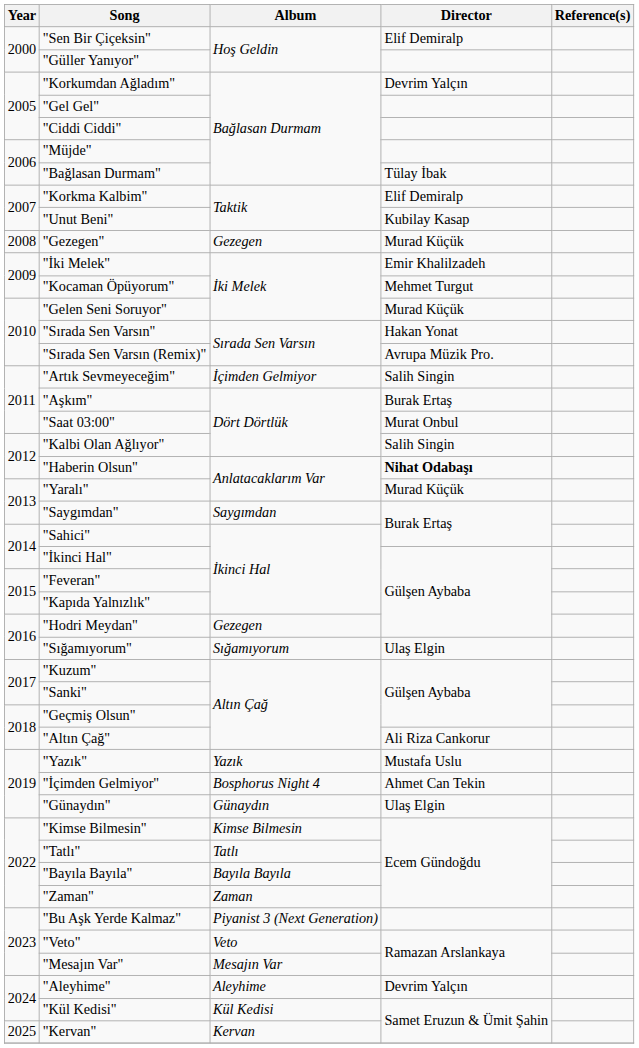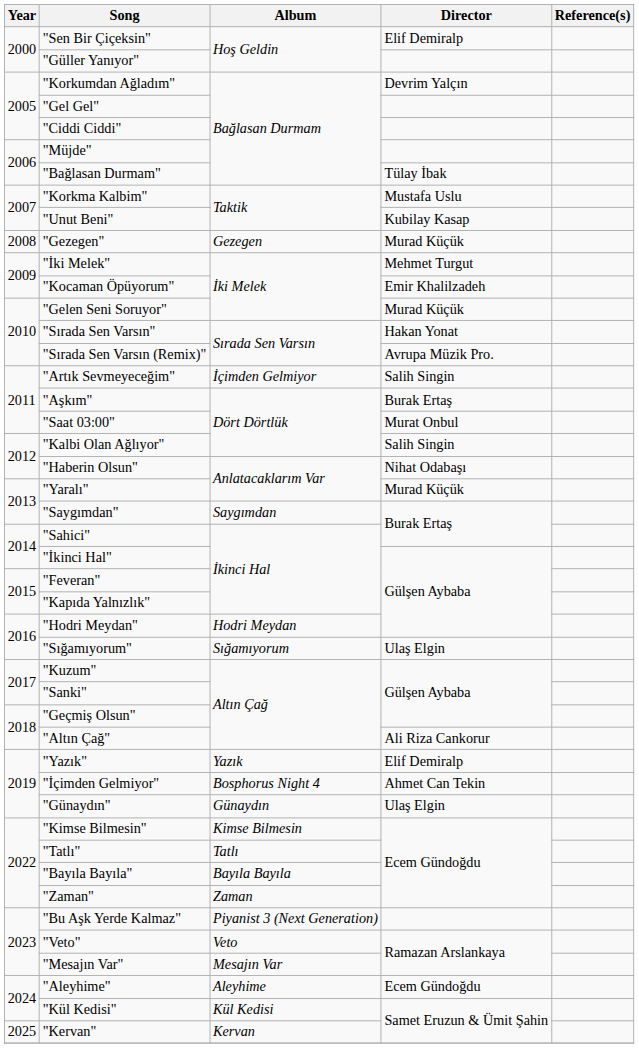(424, 196) Elif Demiralp -> (423, 196) Mustafa Uslu
(435, 264) Emir Khalilzadeh -> (429, 264) Mehmet Turgut
(429, 286) Mehmet Turgut -> (435, 286) Emir Khalilzadeh
(429, 467) bold -> (425, 467) normal
(237, 625) Gezegen -> (255, 625) Hodri Meydan
(423, 761) Mustafa Uslu -> (424, 761) Elif Demiralp
(426, 986) Devrim Yalçın -> (433, 986) Ecem Gündoğdu
